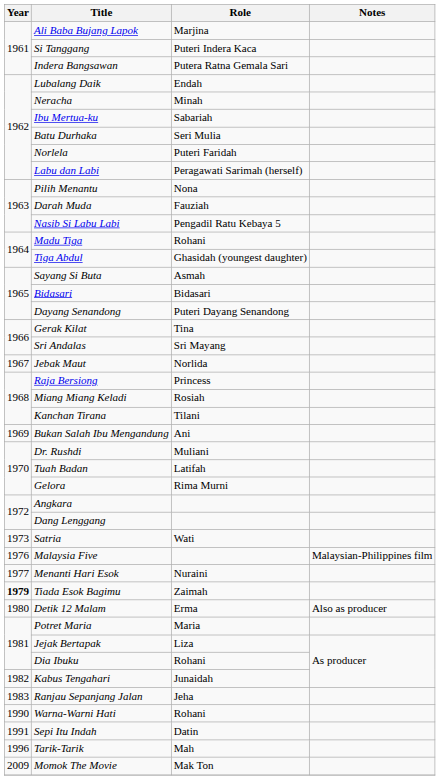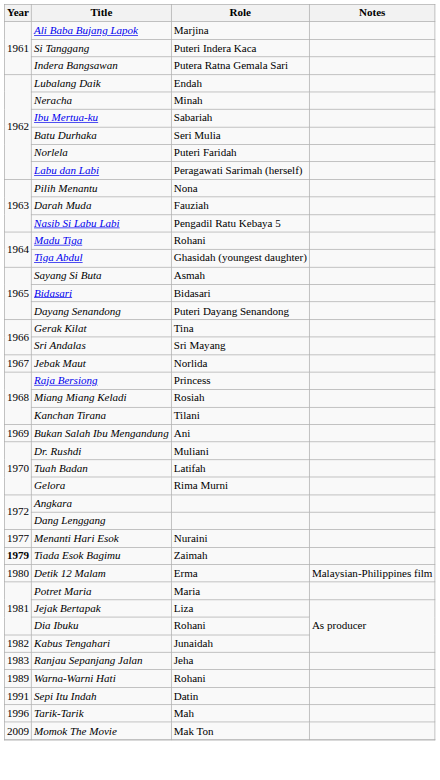- row: (48, 538)
- row: (66, 556)
(349, 608) Also as producer -> (372, 573) Malaysian-Philippines film
(18, 713) 1990 -> (18, 678) 1989
